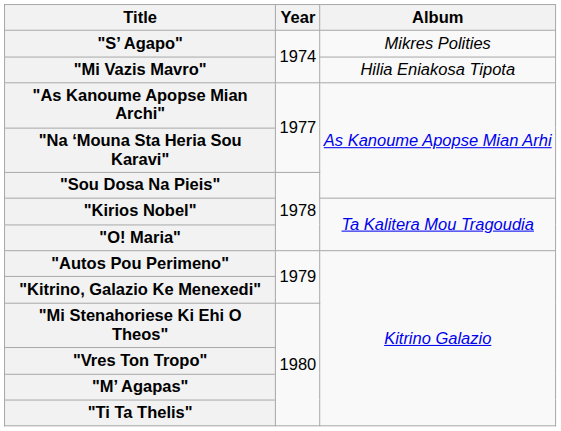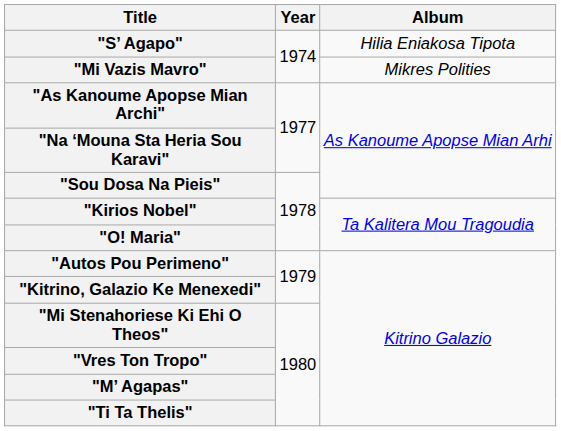(438, 43) Mikres Polities -> (438, 43) Hilia Eniakosa Tipota
(438, 69) Hilia Eniakosa Tipota -> (438, 69) Mikres Polities
